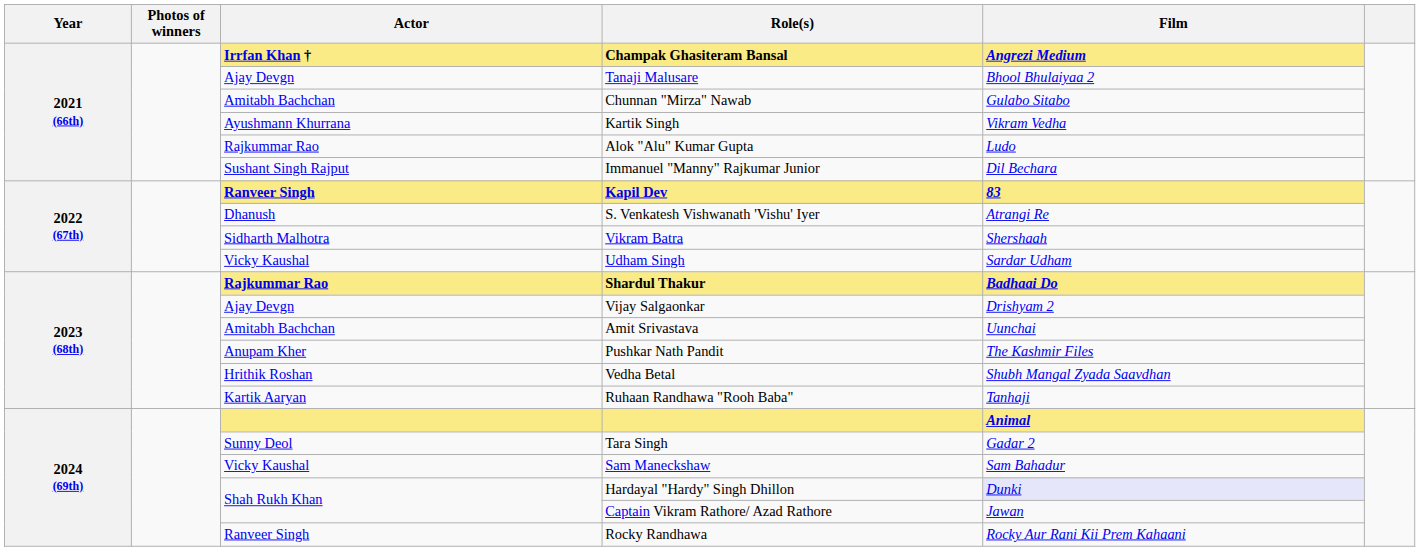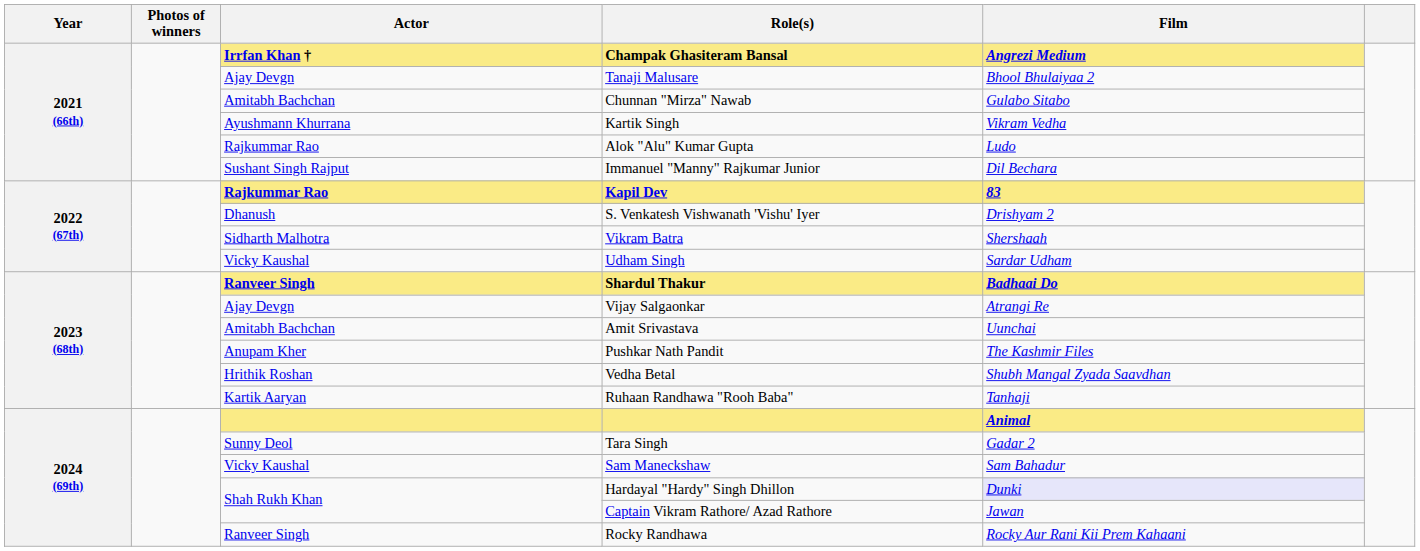(269, 191) Ranveer Singh -> (276, 191) Rajkummar Rao
(1018, 214) Atrangi Re -> (1020, 214) Drishyam 2
(276, 283) Rajkummar Rao -> (269, 283) Ranveer Singh
(1020, 306) Drishyam 2 -> (1018, 306) Atrangi Re
